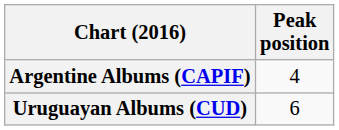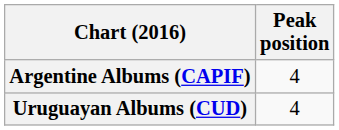(295, 108) 6 -> (295, 108) 4
